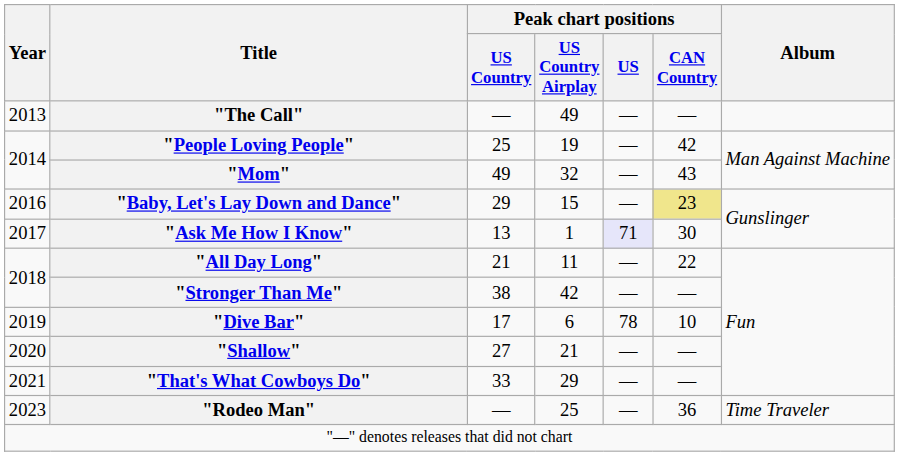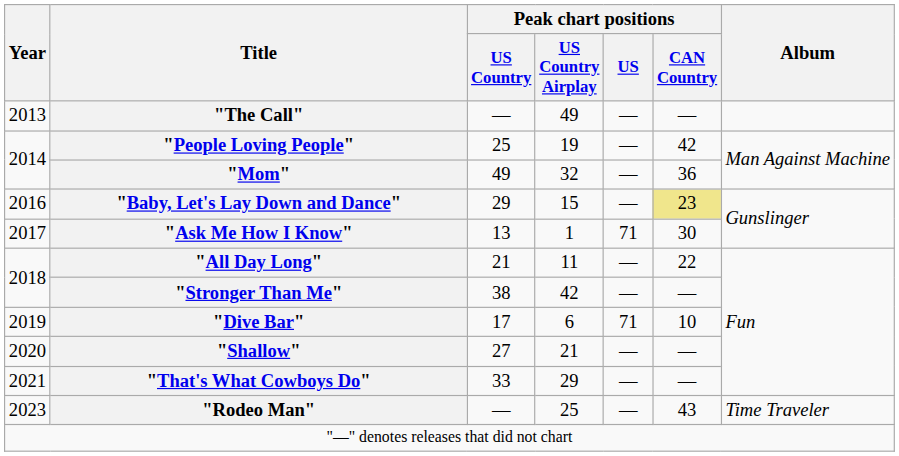(687, 174) 43 -> (687, 174) 36
(628, 233) lavender background -> (628, 233) no background
(628, 321) 78 -> (628, 321) 71
(687, 409) 36 -> (687, 409) 43
